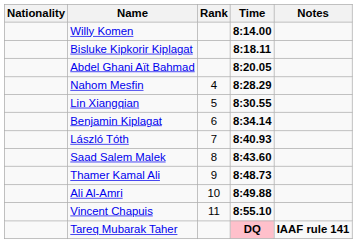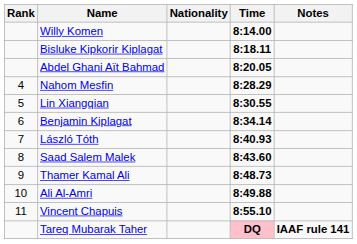columns swapped: (214, 13) <-> (36, 13)
